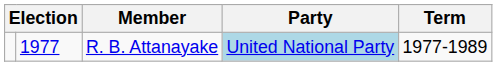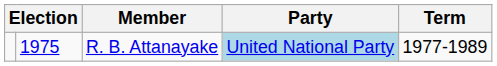(40, 46) 1977 -> (40, 46) 1975
